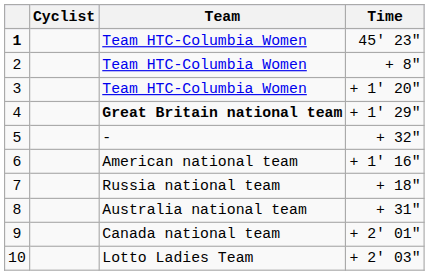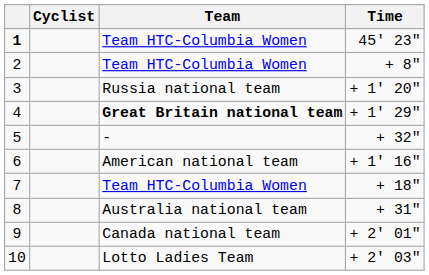(205, 89) Team HTC-Columbia Women -> (191, 89) Russia national team
(191, 186) Russia national team -> (205, 186) Team HTC-Columbia Women
